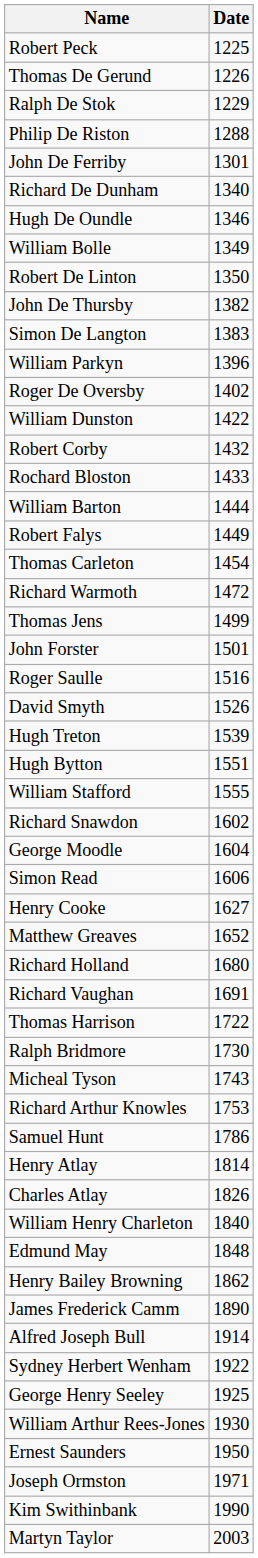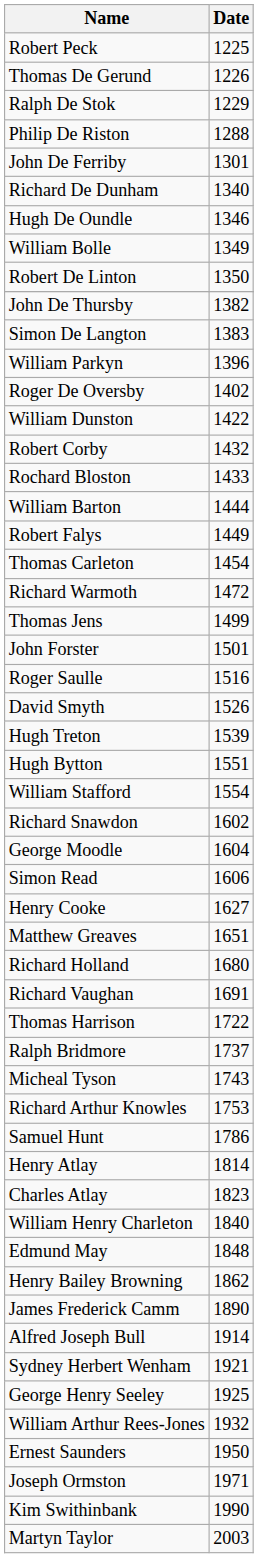(231, 793) 1555 -> (231, 793) 1554
(231, 936) 1652 -> (231, 936) 1651
(231, 1051) 1730 -> (231, 1051) 1737
(231, 1194) 1826 -> (231, 1194) 1823
(231, 1366) 1922 -> (231, 1366) 1921
(231, 1423) 1930 -> (231, 1423) 1932
